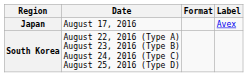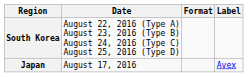rows swapped: (33, 24) <-> (33, 51)
